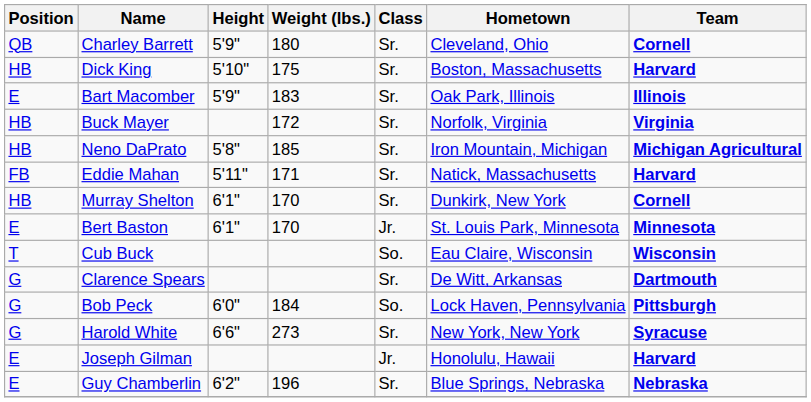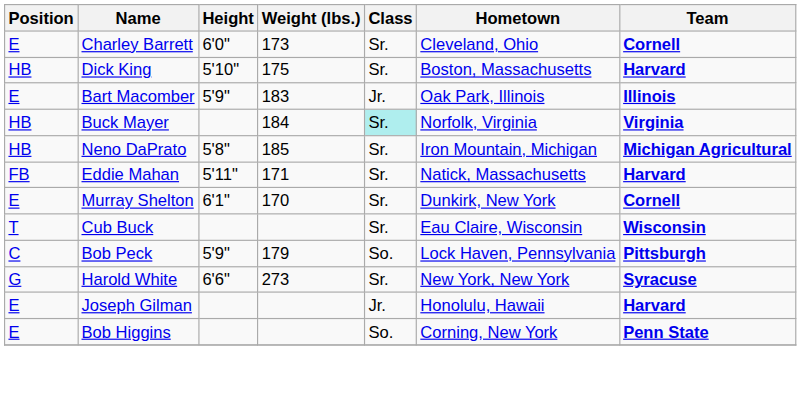(20, 44) QB -> (14, 44) E
(226, 44) 5'9" -> (216, 44) 6'0"
(286, 44) 180 -> (275, 44) 173
(389, 97) Sr. -> (377, 97) Jr.
(286, 123) 172 -> (275, 123) 184
(389, 123) no background -> (379, 123) paleturquoise background
(20, 201) HB -> (14, 201) E
- row: (125, 227)
(391, 254) So. -> (379, 227) Sr.
- row: (143, 280)
(15, 306) G -> (14, 254) C
(226, 306) 6'0" -> (216, 254) 5'9"
(286, 306) 184 -> (275, 254) 179
- row: (141, 384)
+ row: (126, 332)
